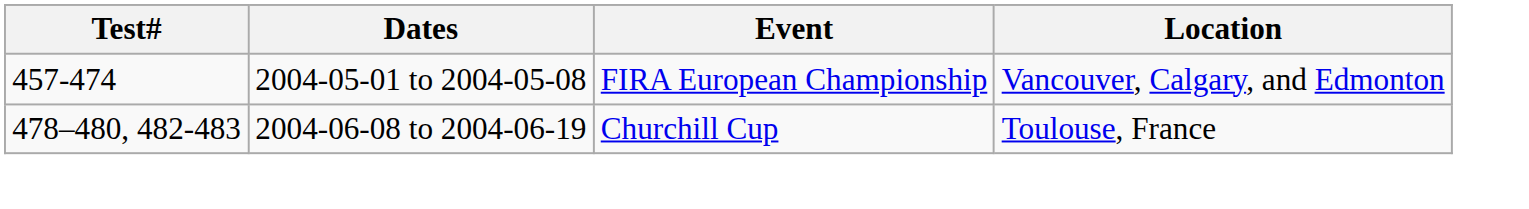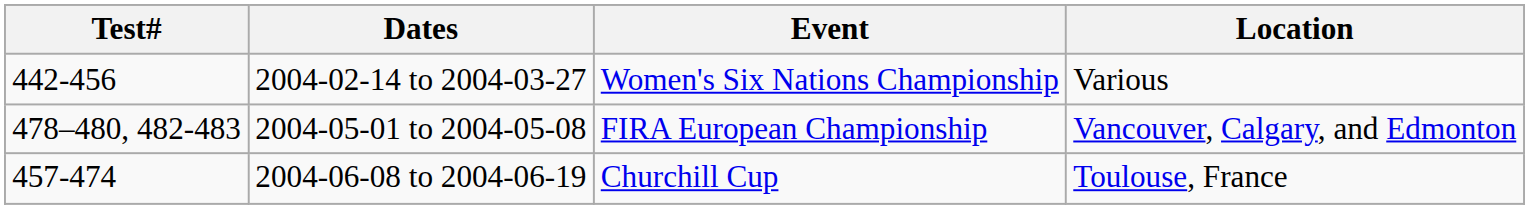+ row: (421, 78)
(64, 78) 457-474 -> (127, 128) 478–480, 482-483
(127, 128) 478–480, 482-483 -> (64, 177) 457-474
